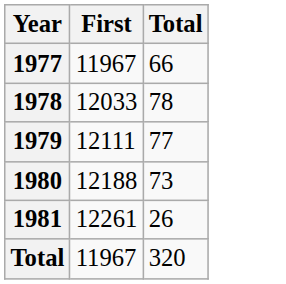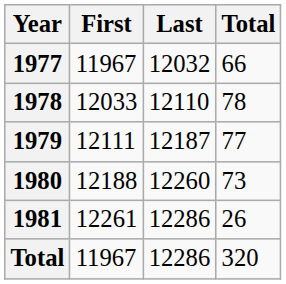+ column: (179, 24)
